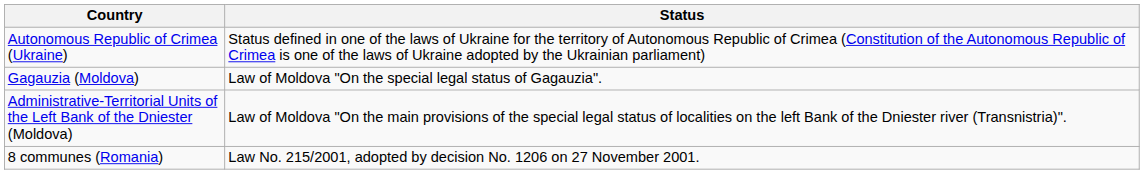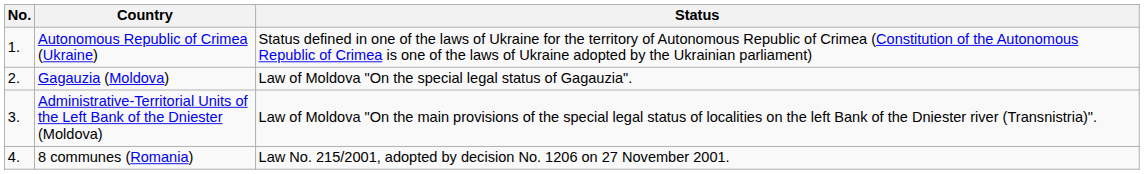+ column: (20, 16)
